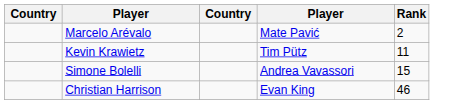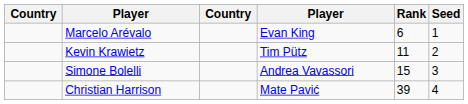+ column: (446, 14)
(290, 33) Mate Pavić -> (287, 33) Evan King
(400, 33) 2 -> (400, 33) 6
(287, 90) Evan King -> (290, 90) Mate Pavić
(403, 90) 46 -> (403, 90) 39
